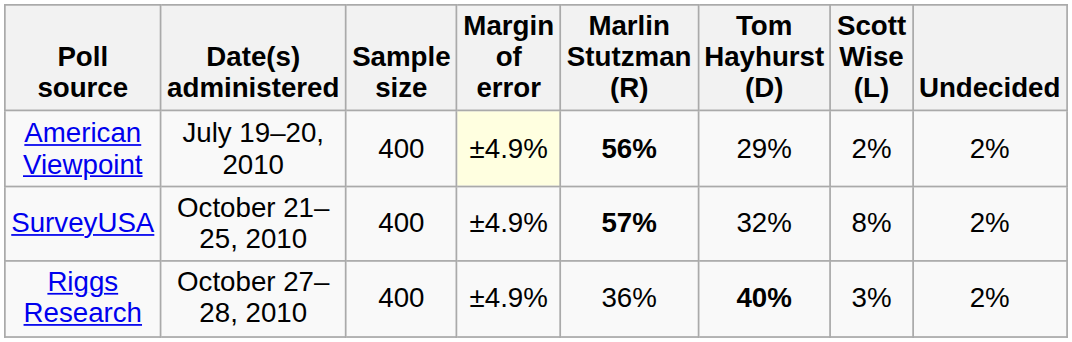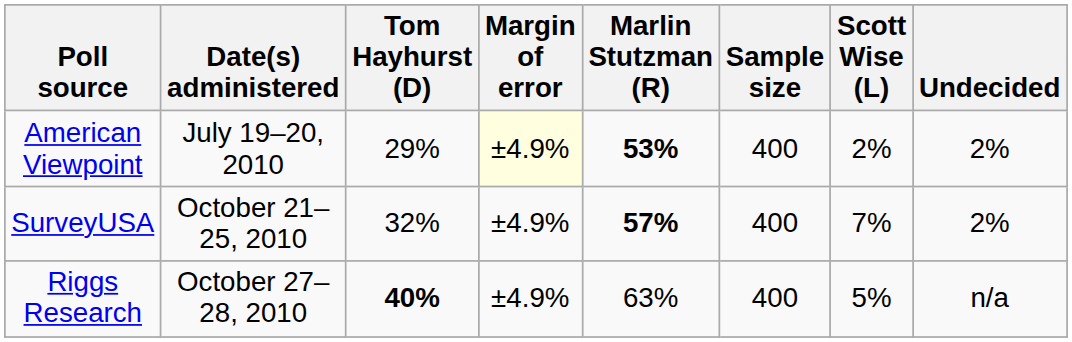columns swapped: (401, 73) <-> (764, 57)
(629, 148) 56% -> (651, 148) 53%
(872, 223) 8% -> (872, 223) 7%
(629, 298) 36% -> (651, 298) 63%
(872, 298) 3% -> (872, 298) 5%
(990, 298) 2% -> (990, 298) n/a
